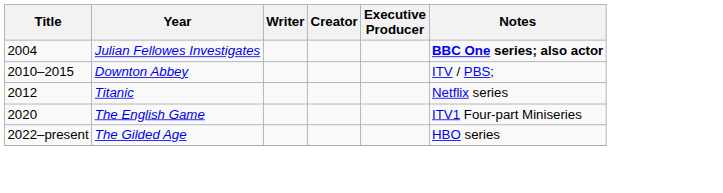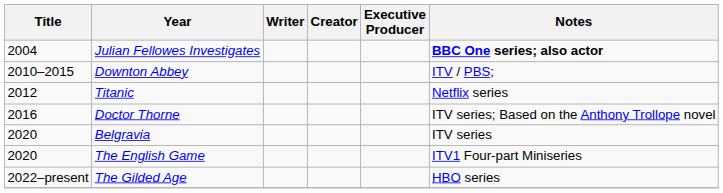+ row: (137, 114)
+ row: (123, 135)
